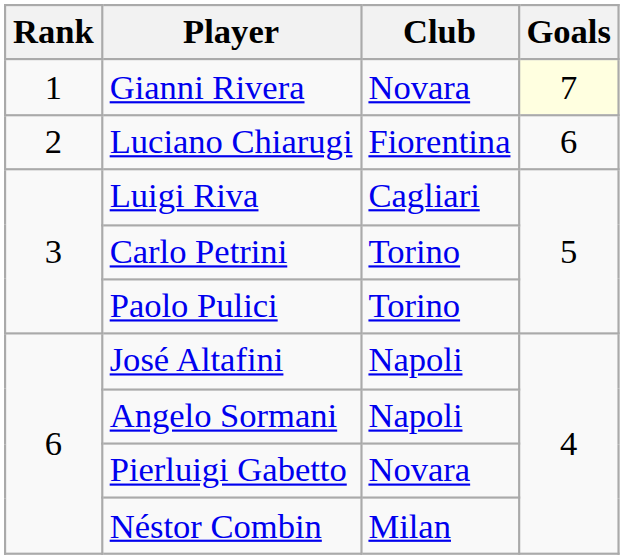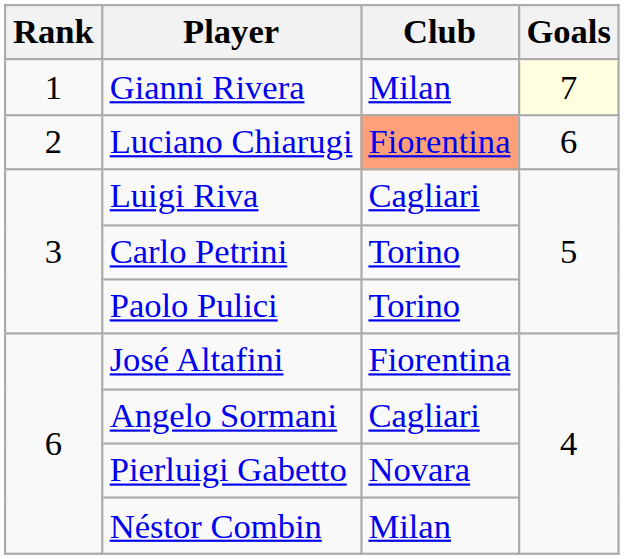(419, 86) Novara -> (410, 86) Milan
(439, 141) no background -> (439, 141) lightsalmon background
(415, 360) Napoli -> (439, 360) Fiorentina
(415, 415) Napoli -> (424, 415) Cagliari
